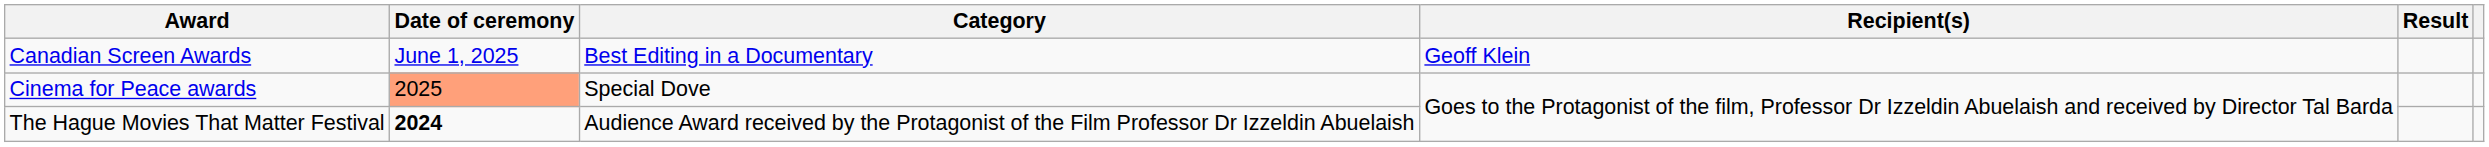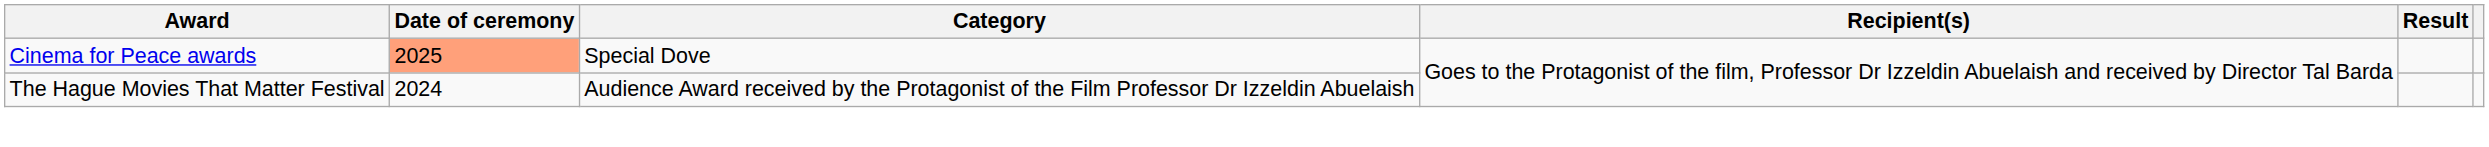- row: (130, 55)
(418, 123) bold -> (418, 89) normal
